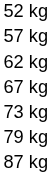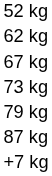- row: (26, 36)
+ row: (26, 162)
